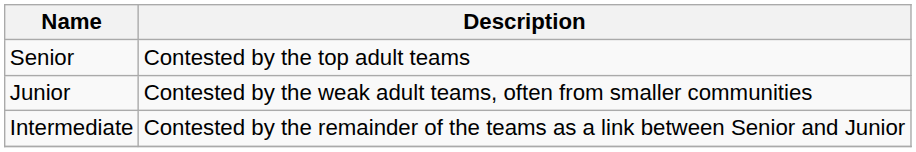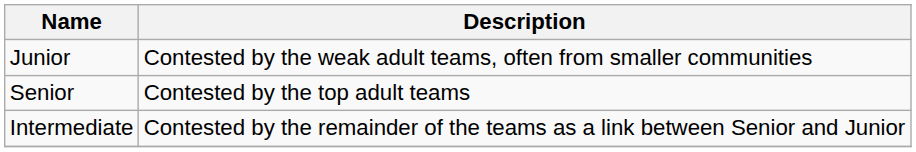rows swapped: (42, 57) <-> (40, 92)
